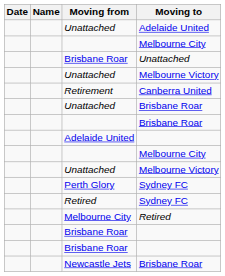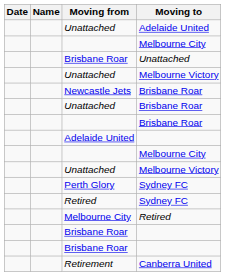rows swapped: (89, 91) <-> (98, 264)
